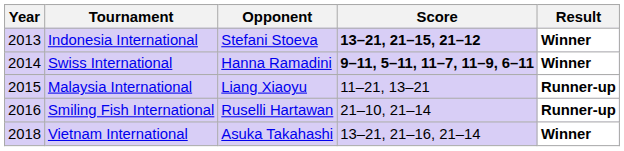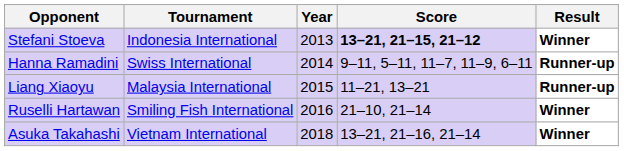columns swapped: (24, 17) <-> (277, 17)
(437, 63) bold -> (436, 63) normal
(566, 63) Winner -> (577, 63) Runner-up
(578, 110) Runner-up -> (565, 110) Winner
